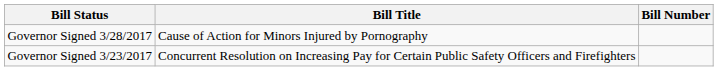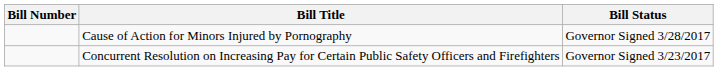columns swapped: (676, 14) <-> (80, 14)
